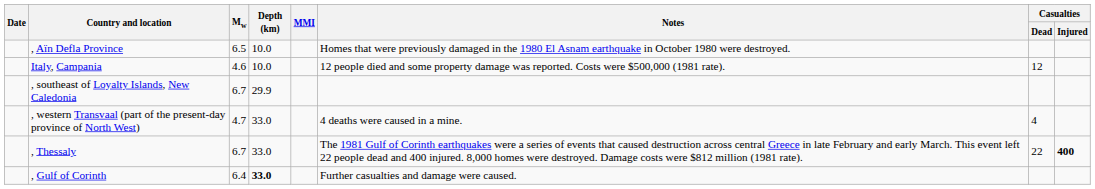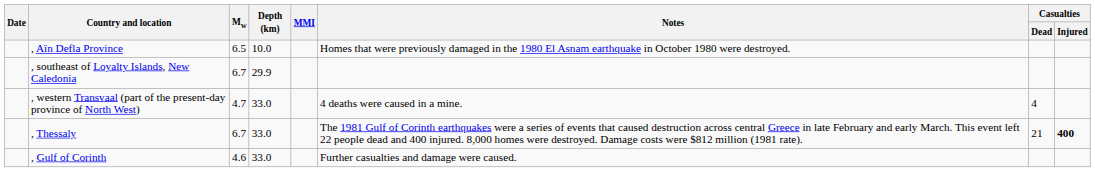- row: (66, 66)
(1037, 151) 22 -> (1037, 133) 21
(239, 175) 6.4 -> (239, 157) 4.6
(262, 175) bold -> (262, 157) normal
